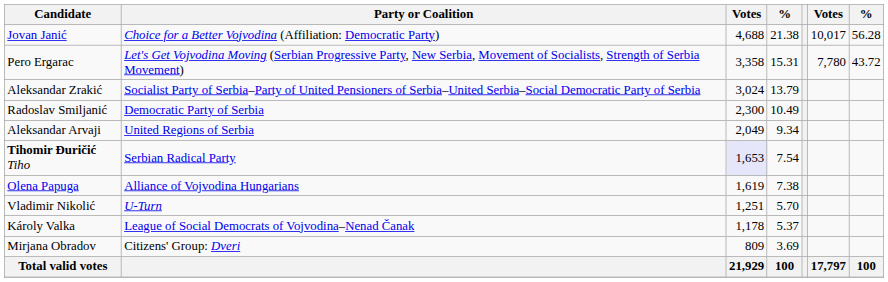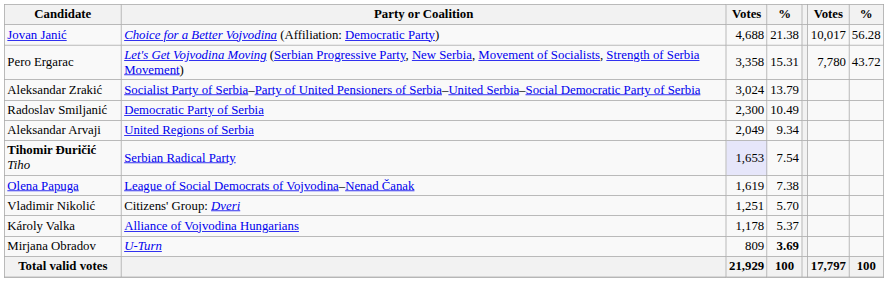(212, 185) Alliance of Vojvodina Hungarians -> (269, 185) League of Social Democrats of Vojvodina–Nenad Čanak
(143, 205) U-Turn -> (182, 205) Citizens' Group: Dveri
(269, 226) League of Social Democrats of Vojvodina–Nenad Čanak -> (212, 226) Alliance of Vojvodina Hungarians
(182, 246) Citizens' Group: Dveri -> (143, 246) U-Turn
(788, 246) normal -> (788, 246) bold
